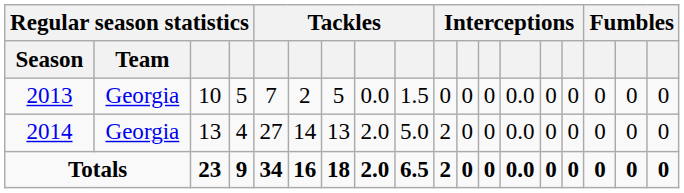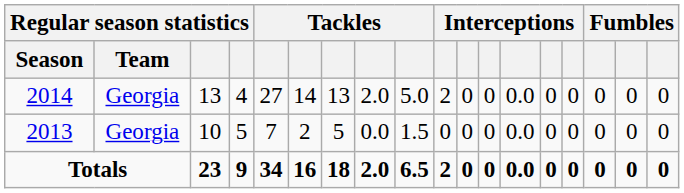rows swapped: (49, 95) <-> (49, 132)
